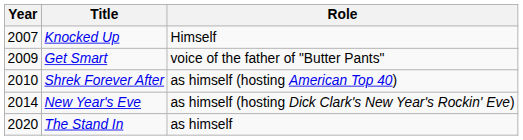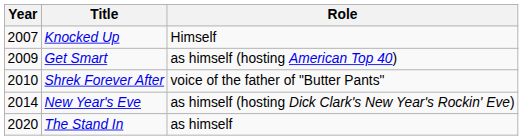(277, 59) voice of the father of "Butter Pants" -> (284, 59) as himself (hosting American Top 40)
(284, 80) as himself (hosting American Top 40) -> (277, 80) voice of the father of "Butter Pants"
